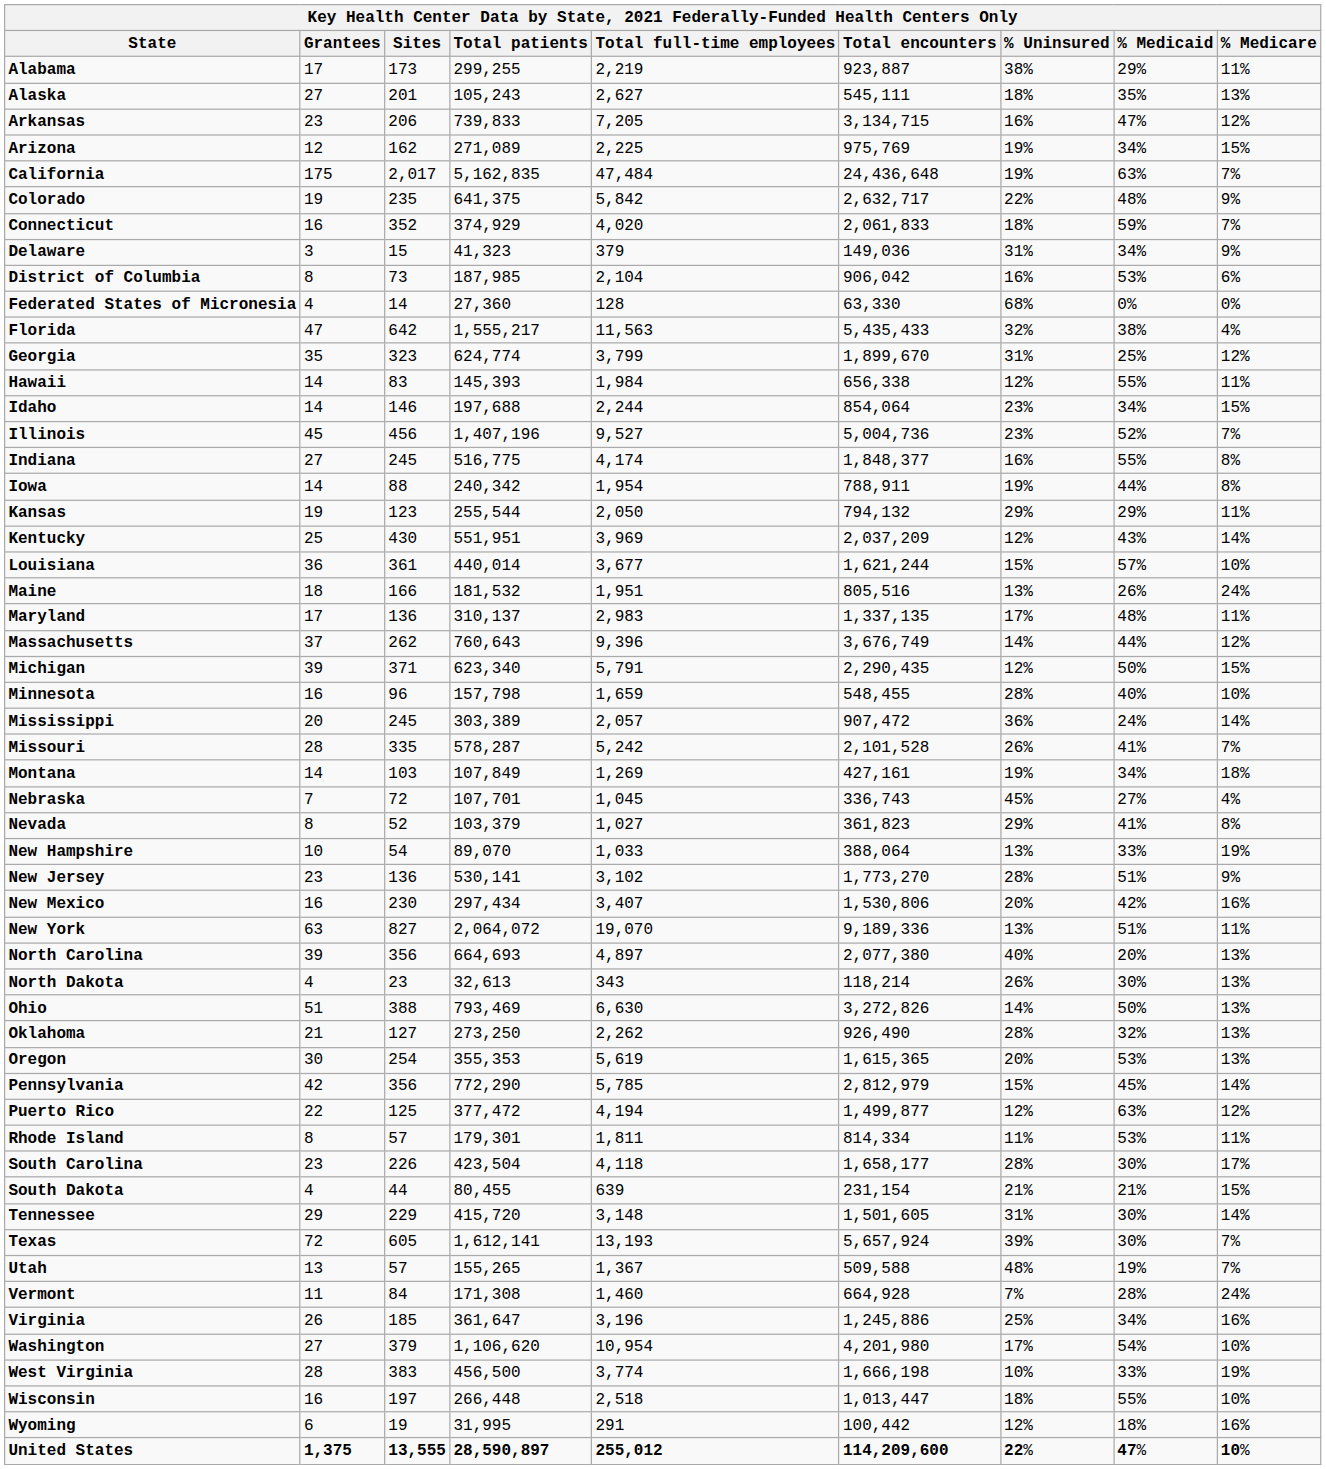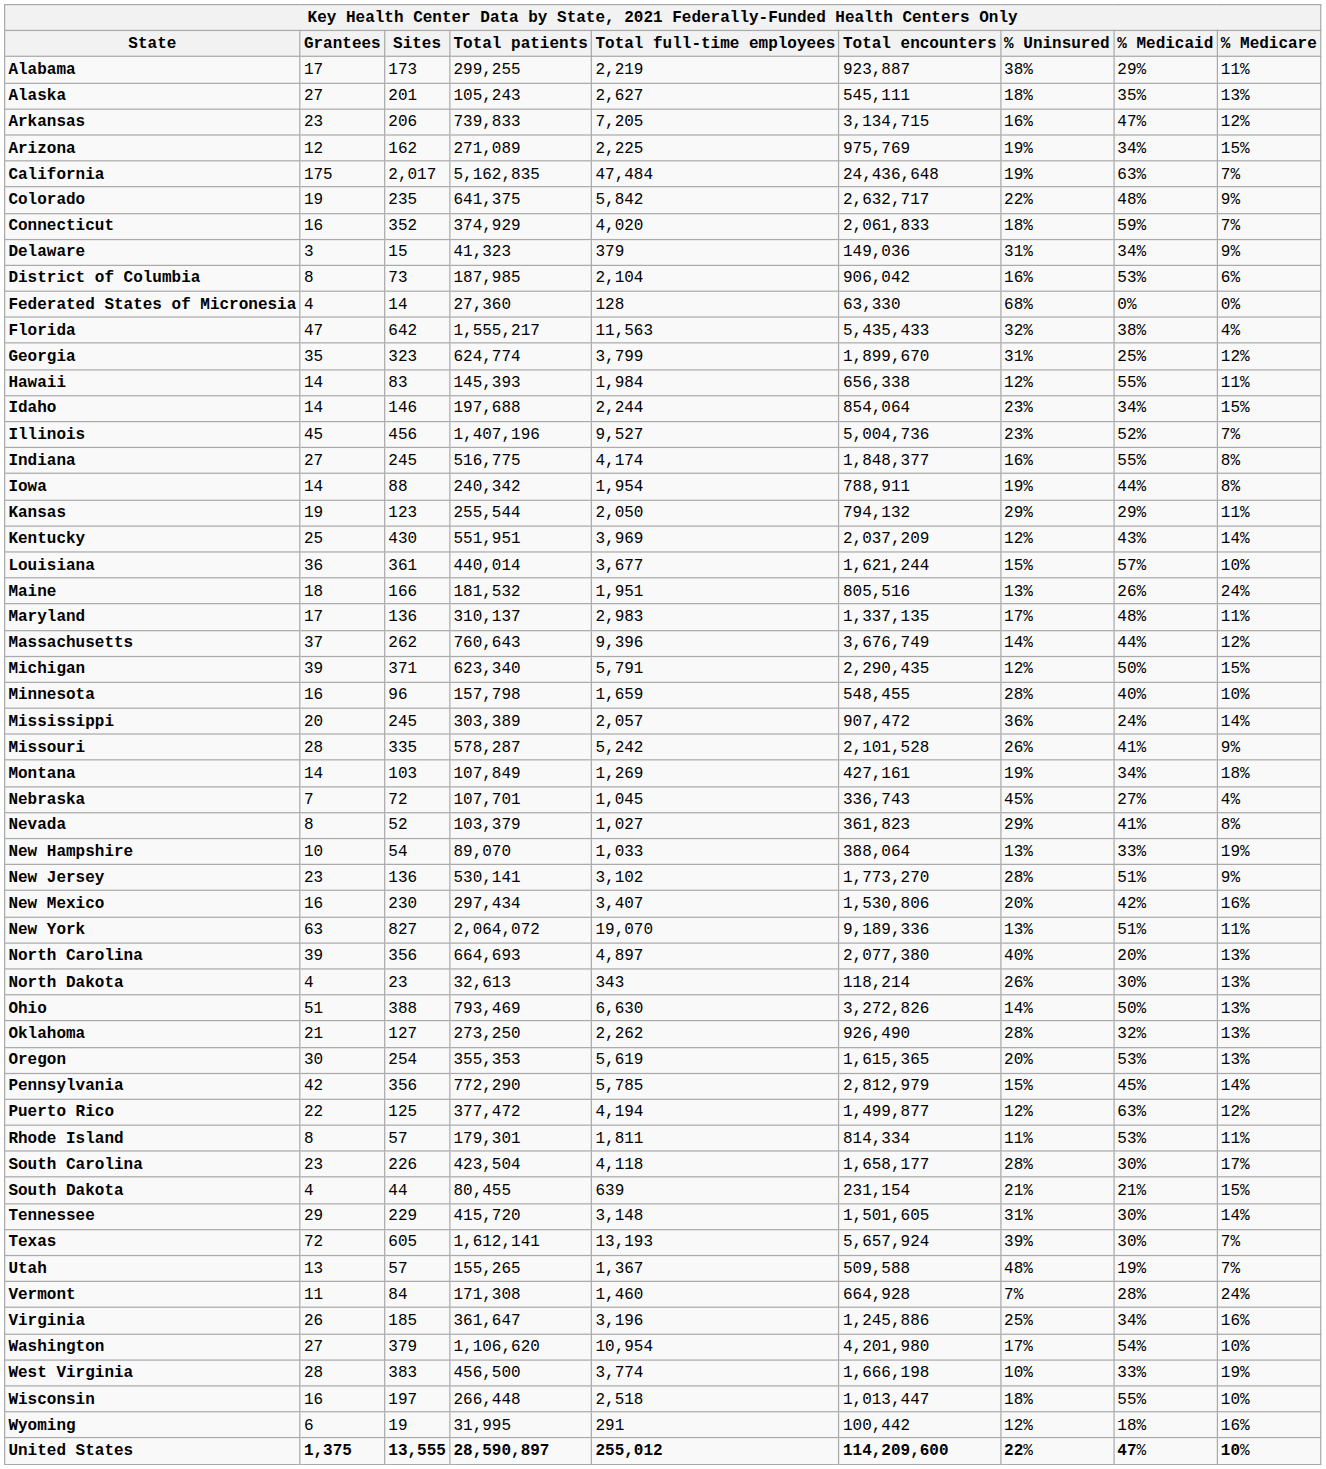(1230, 747) 7% -> (1230, 747) 9%
